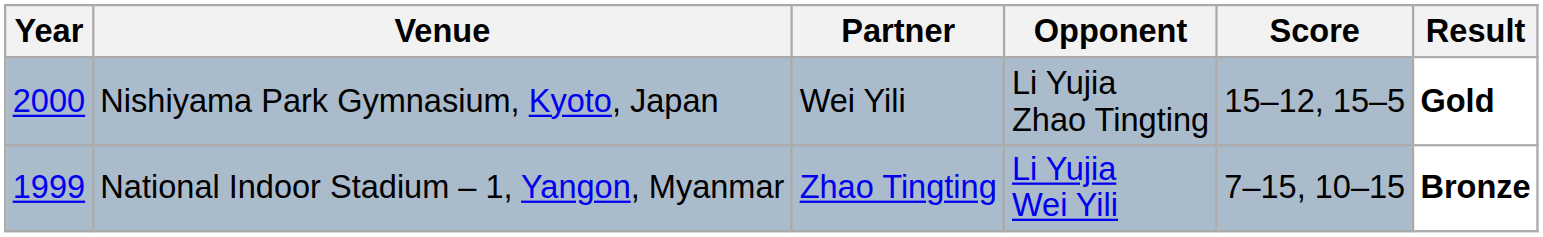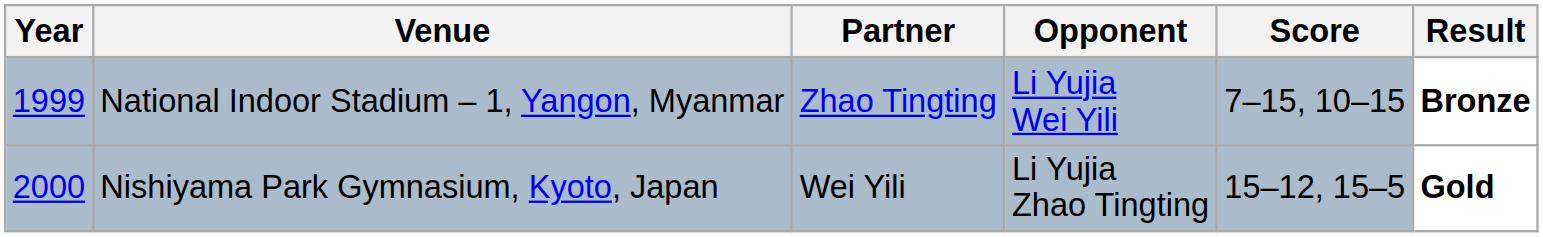rows swapped: (442, 188) <-> (409, 101)
